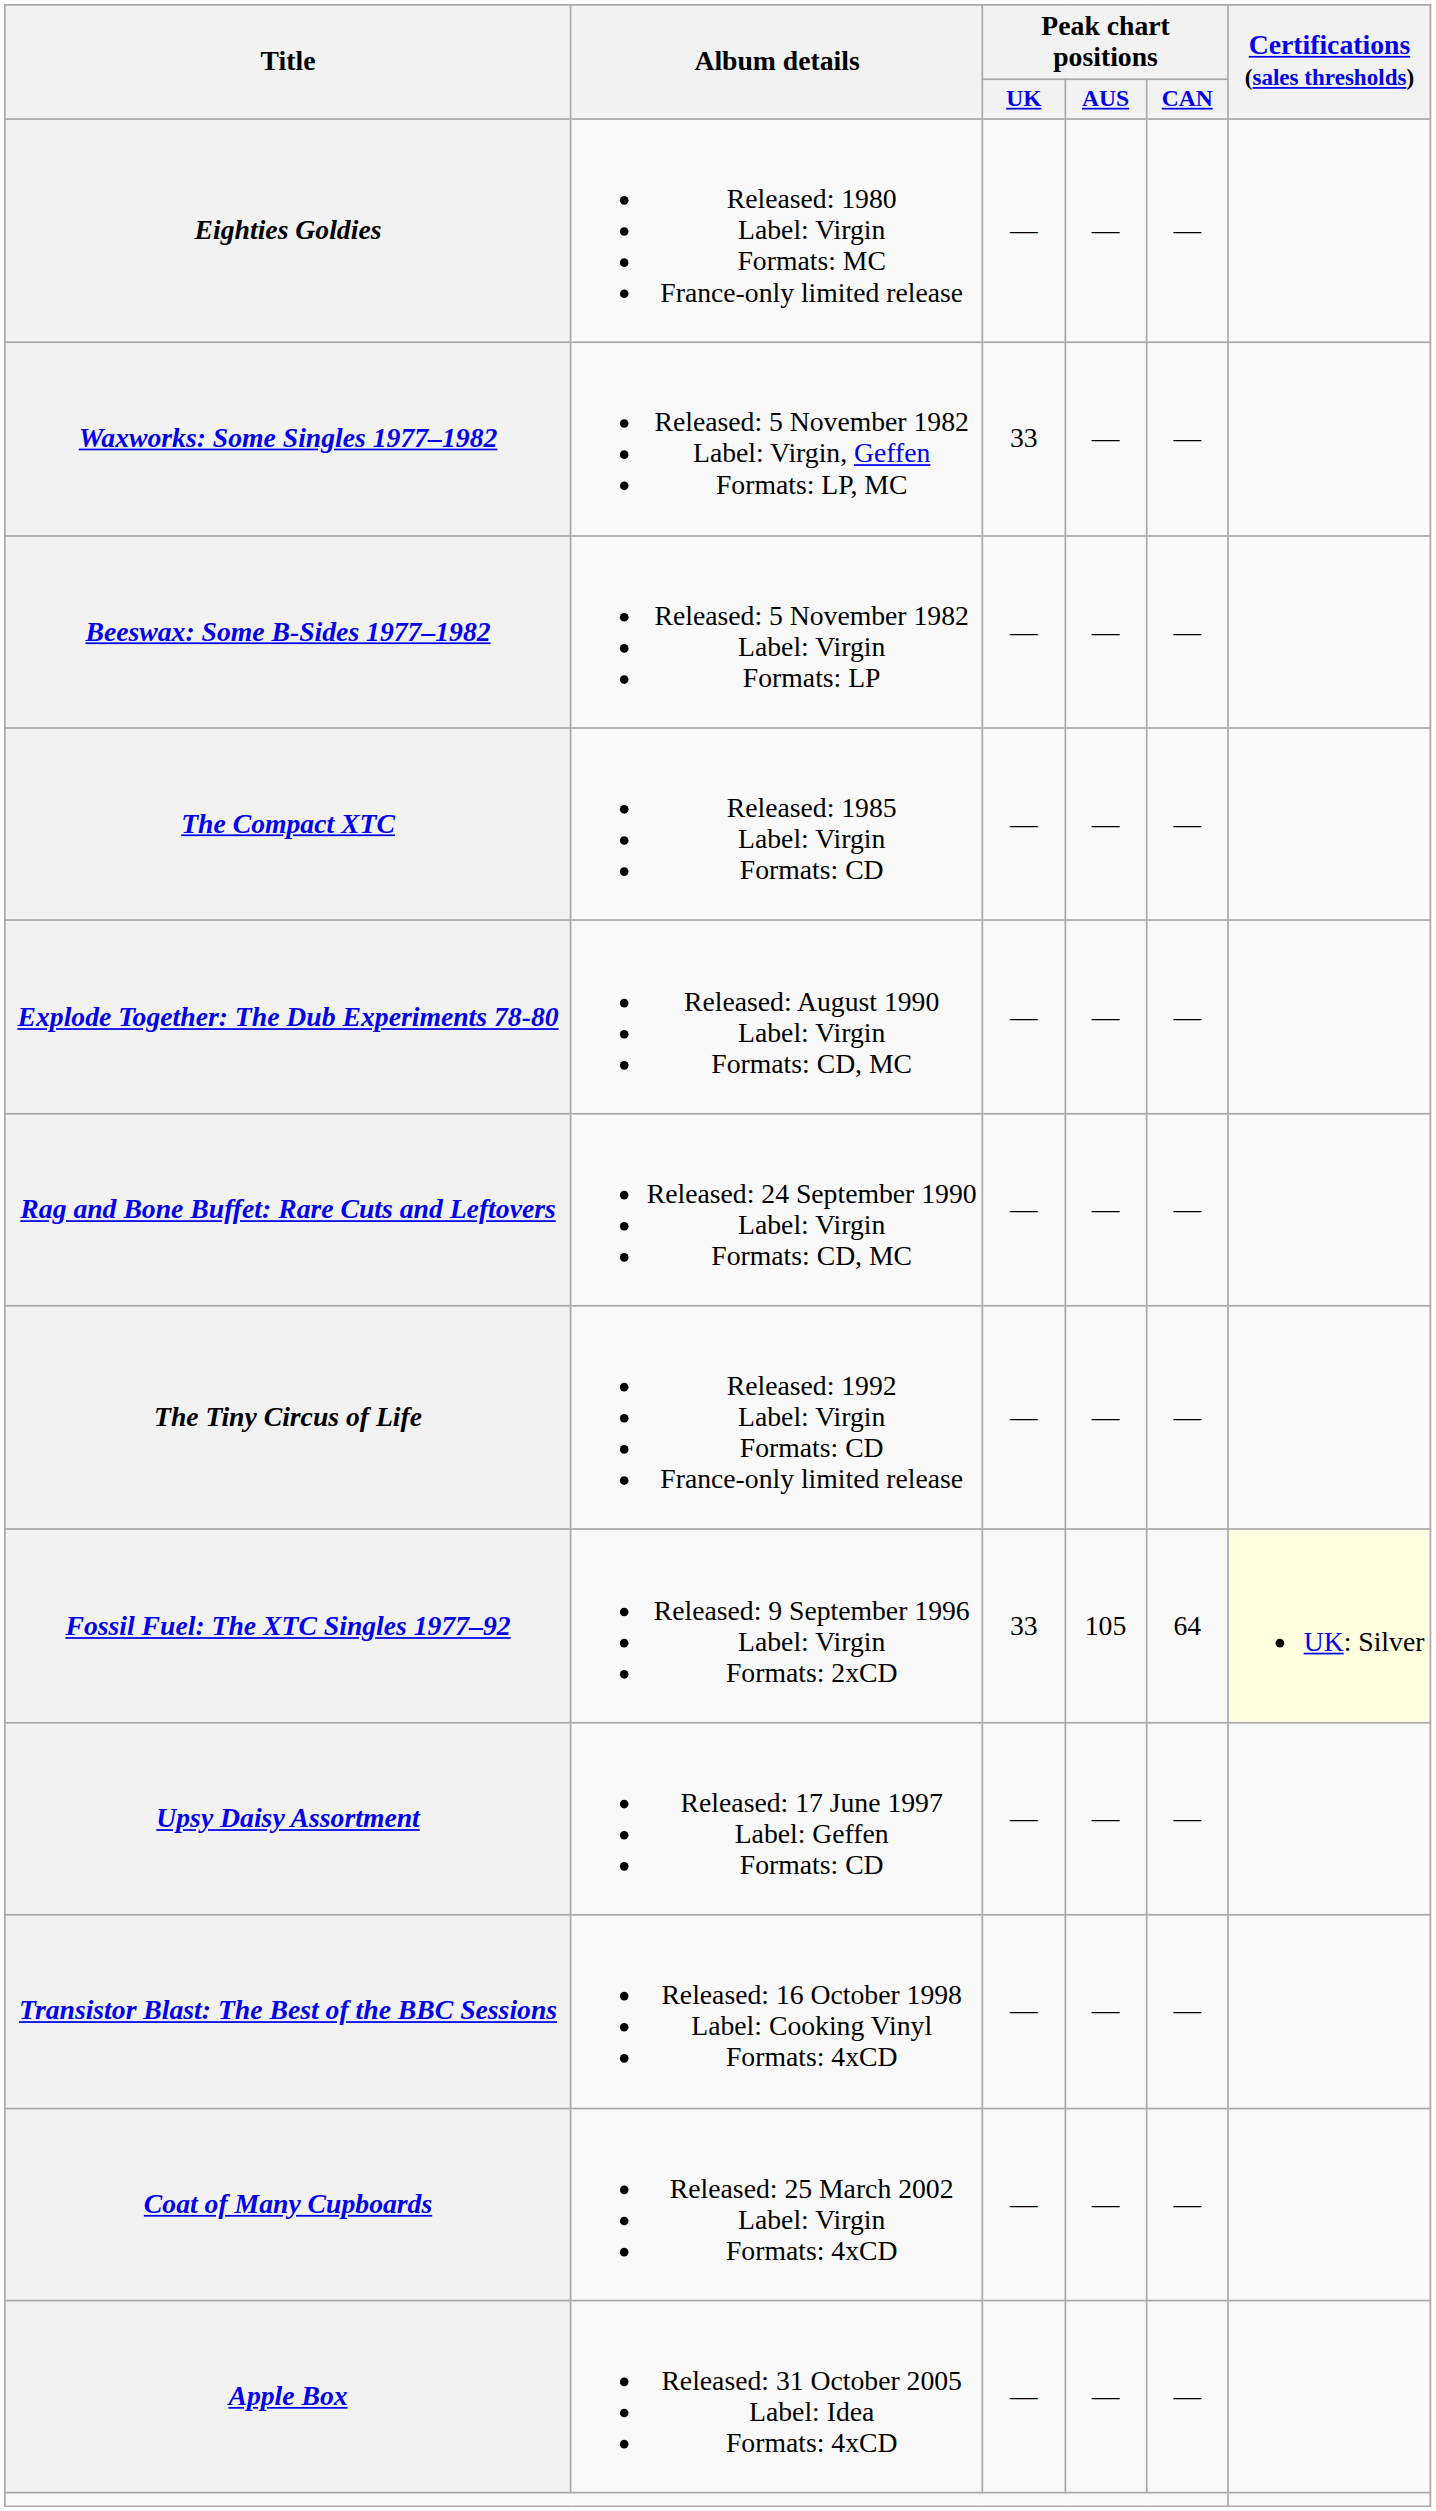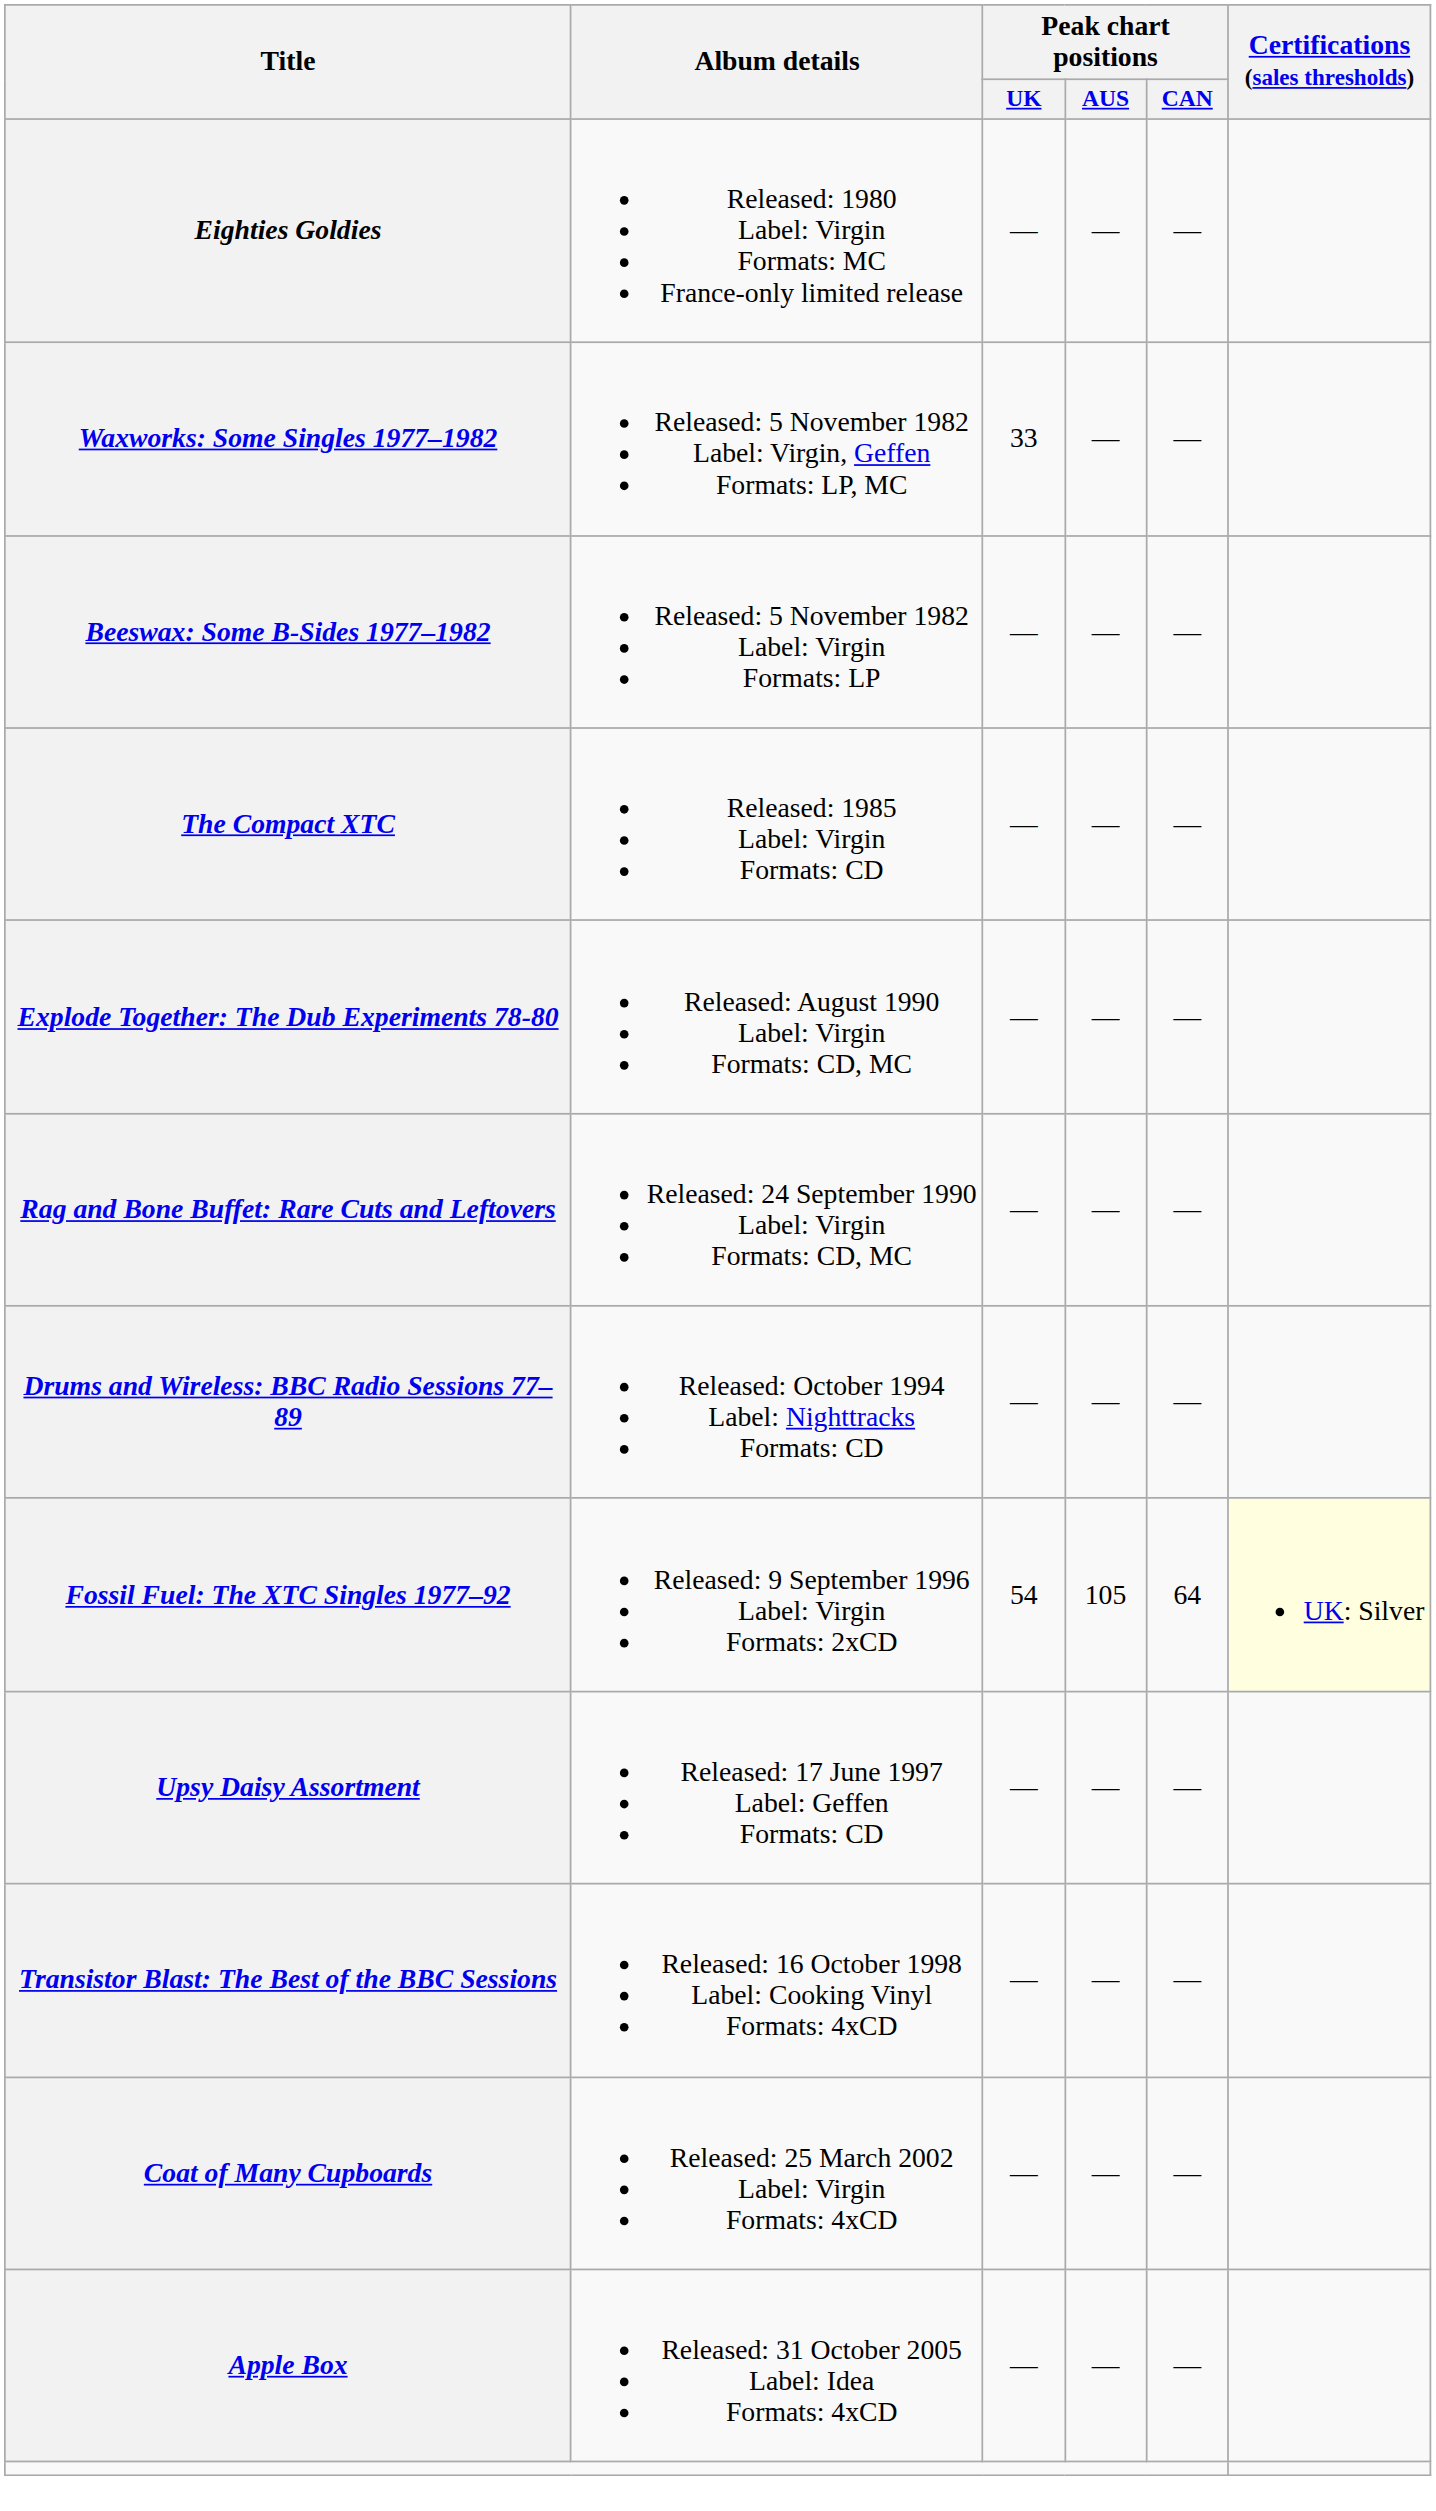- row: (288, 1417)
+ row: (288, 1401)
(1024, 1625) 33 -> (1024, 1594) 54
